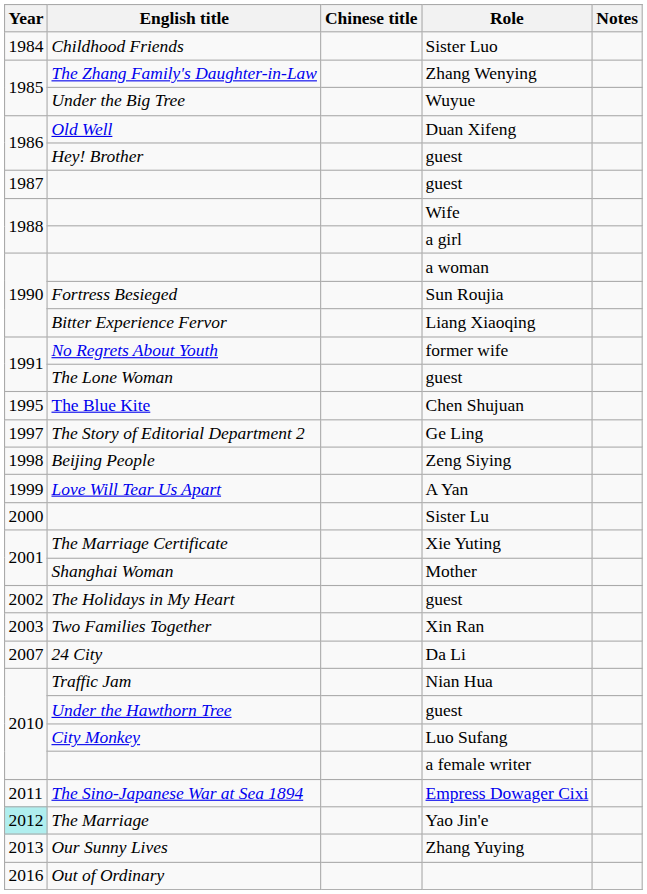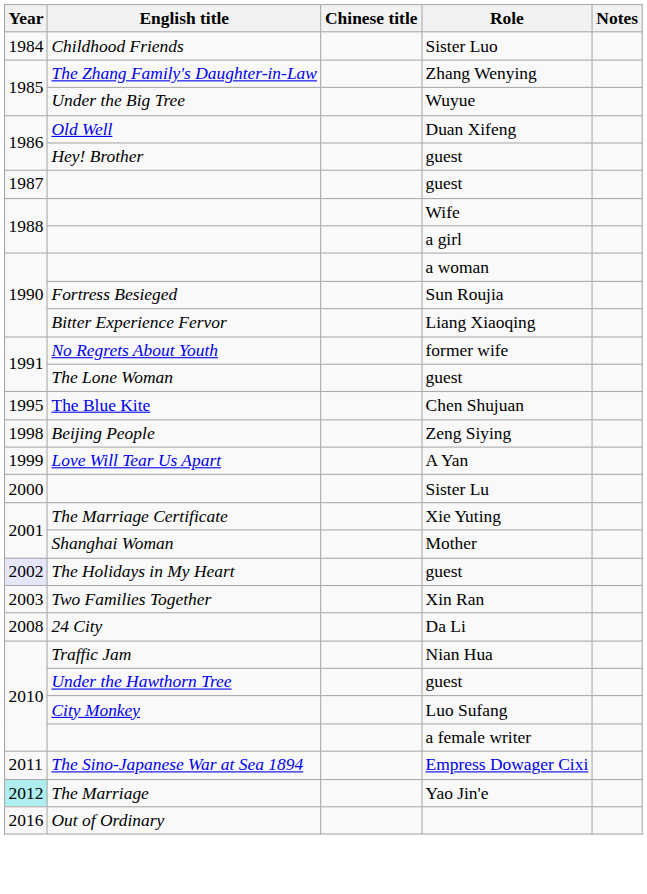- row: (178, 433)
(26, 599) no background -> (26, 571) lavender background
(26, 654) 2007 -> (26, 626) 2008
- row: (110, 848)
